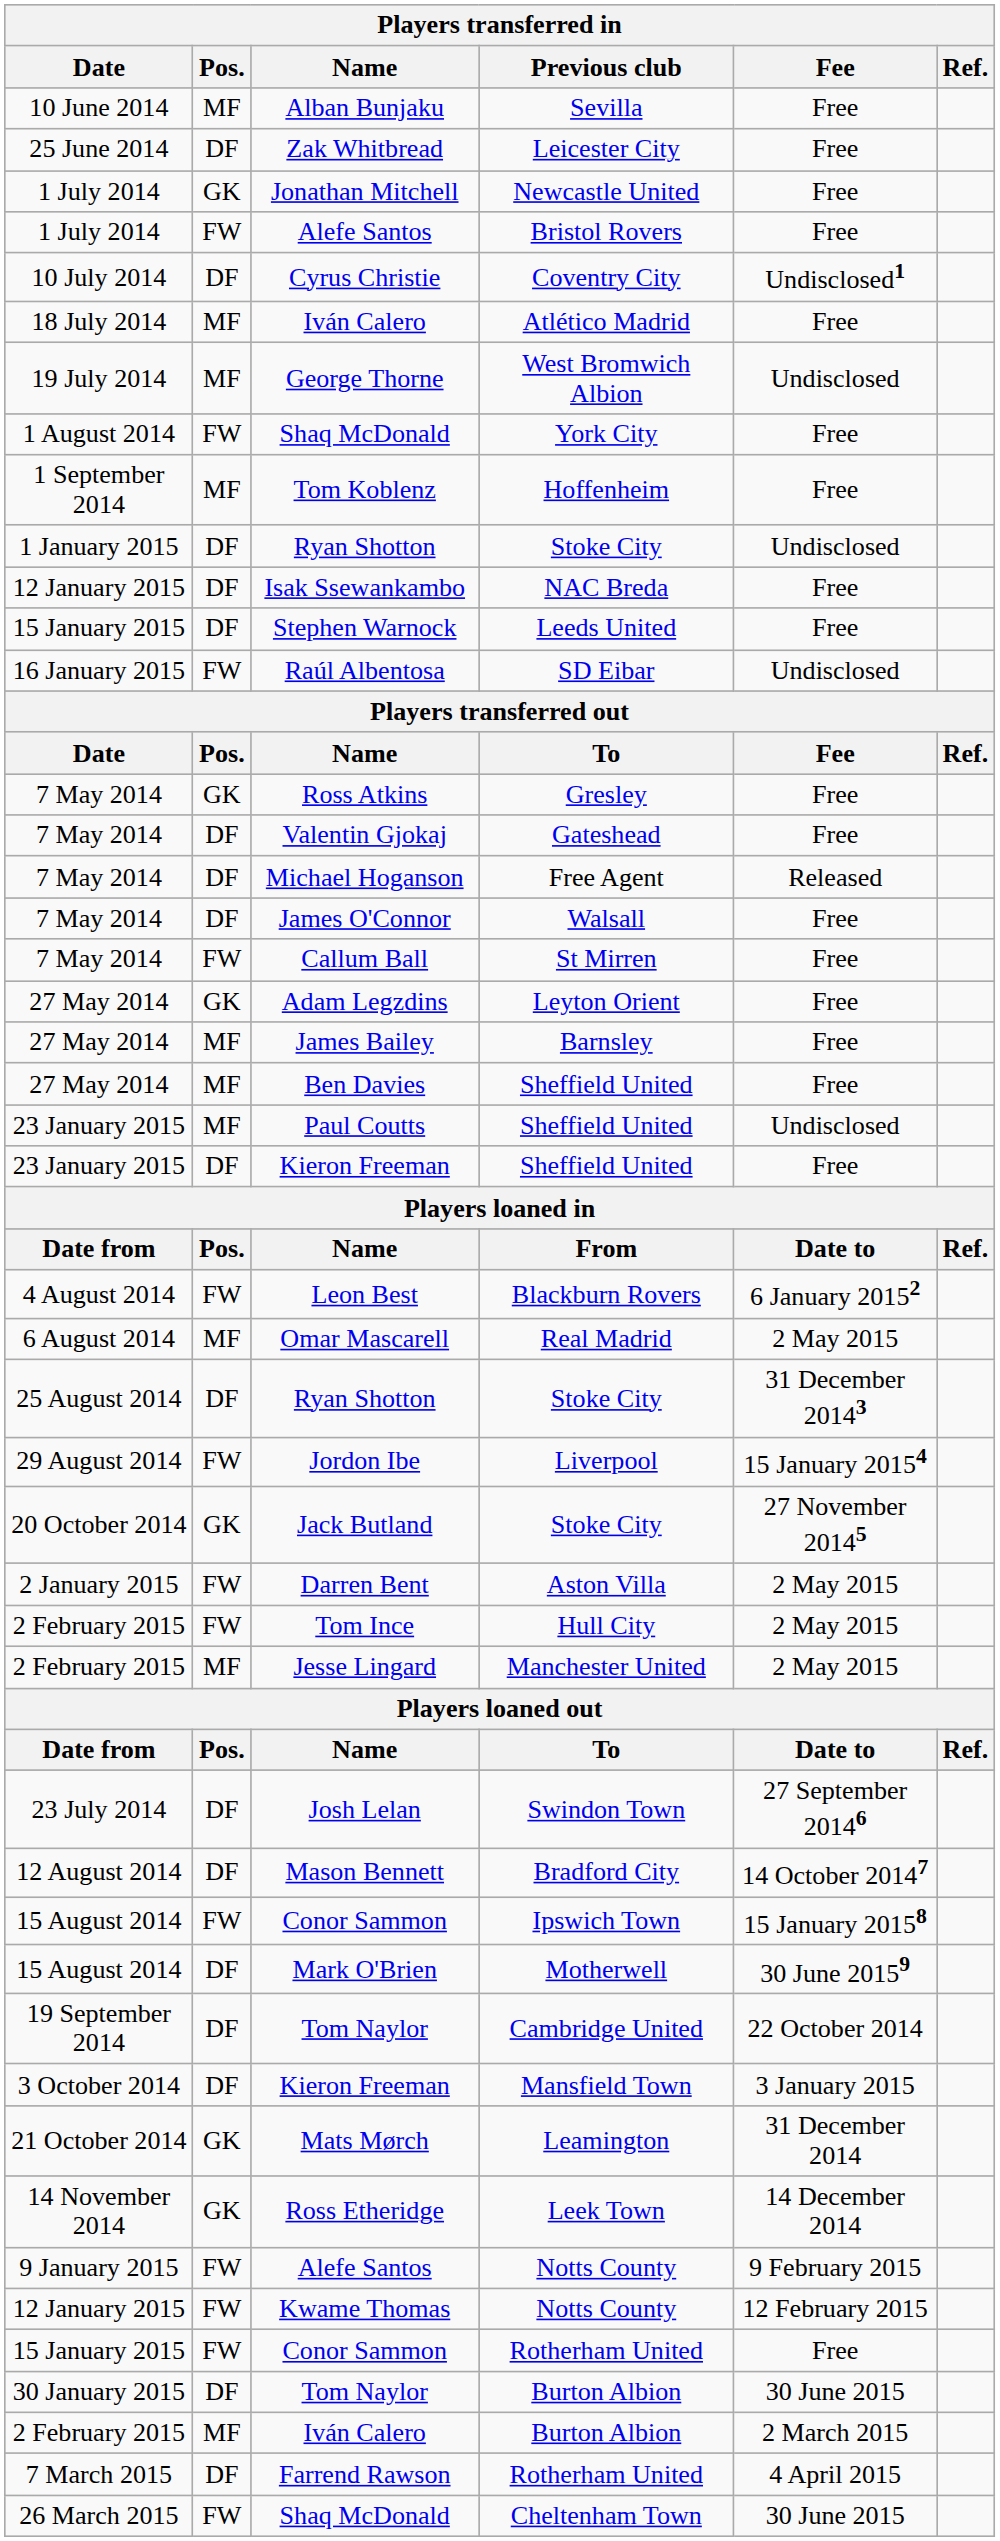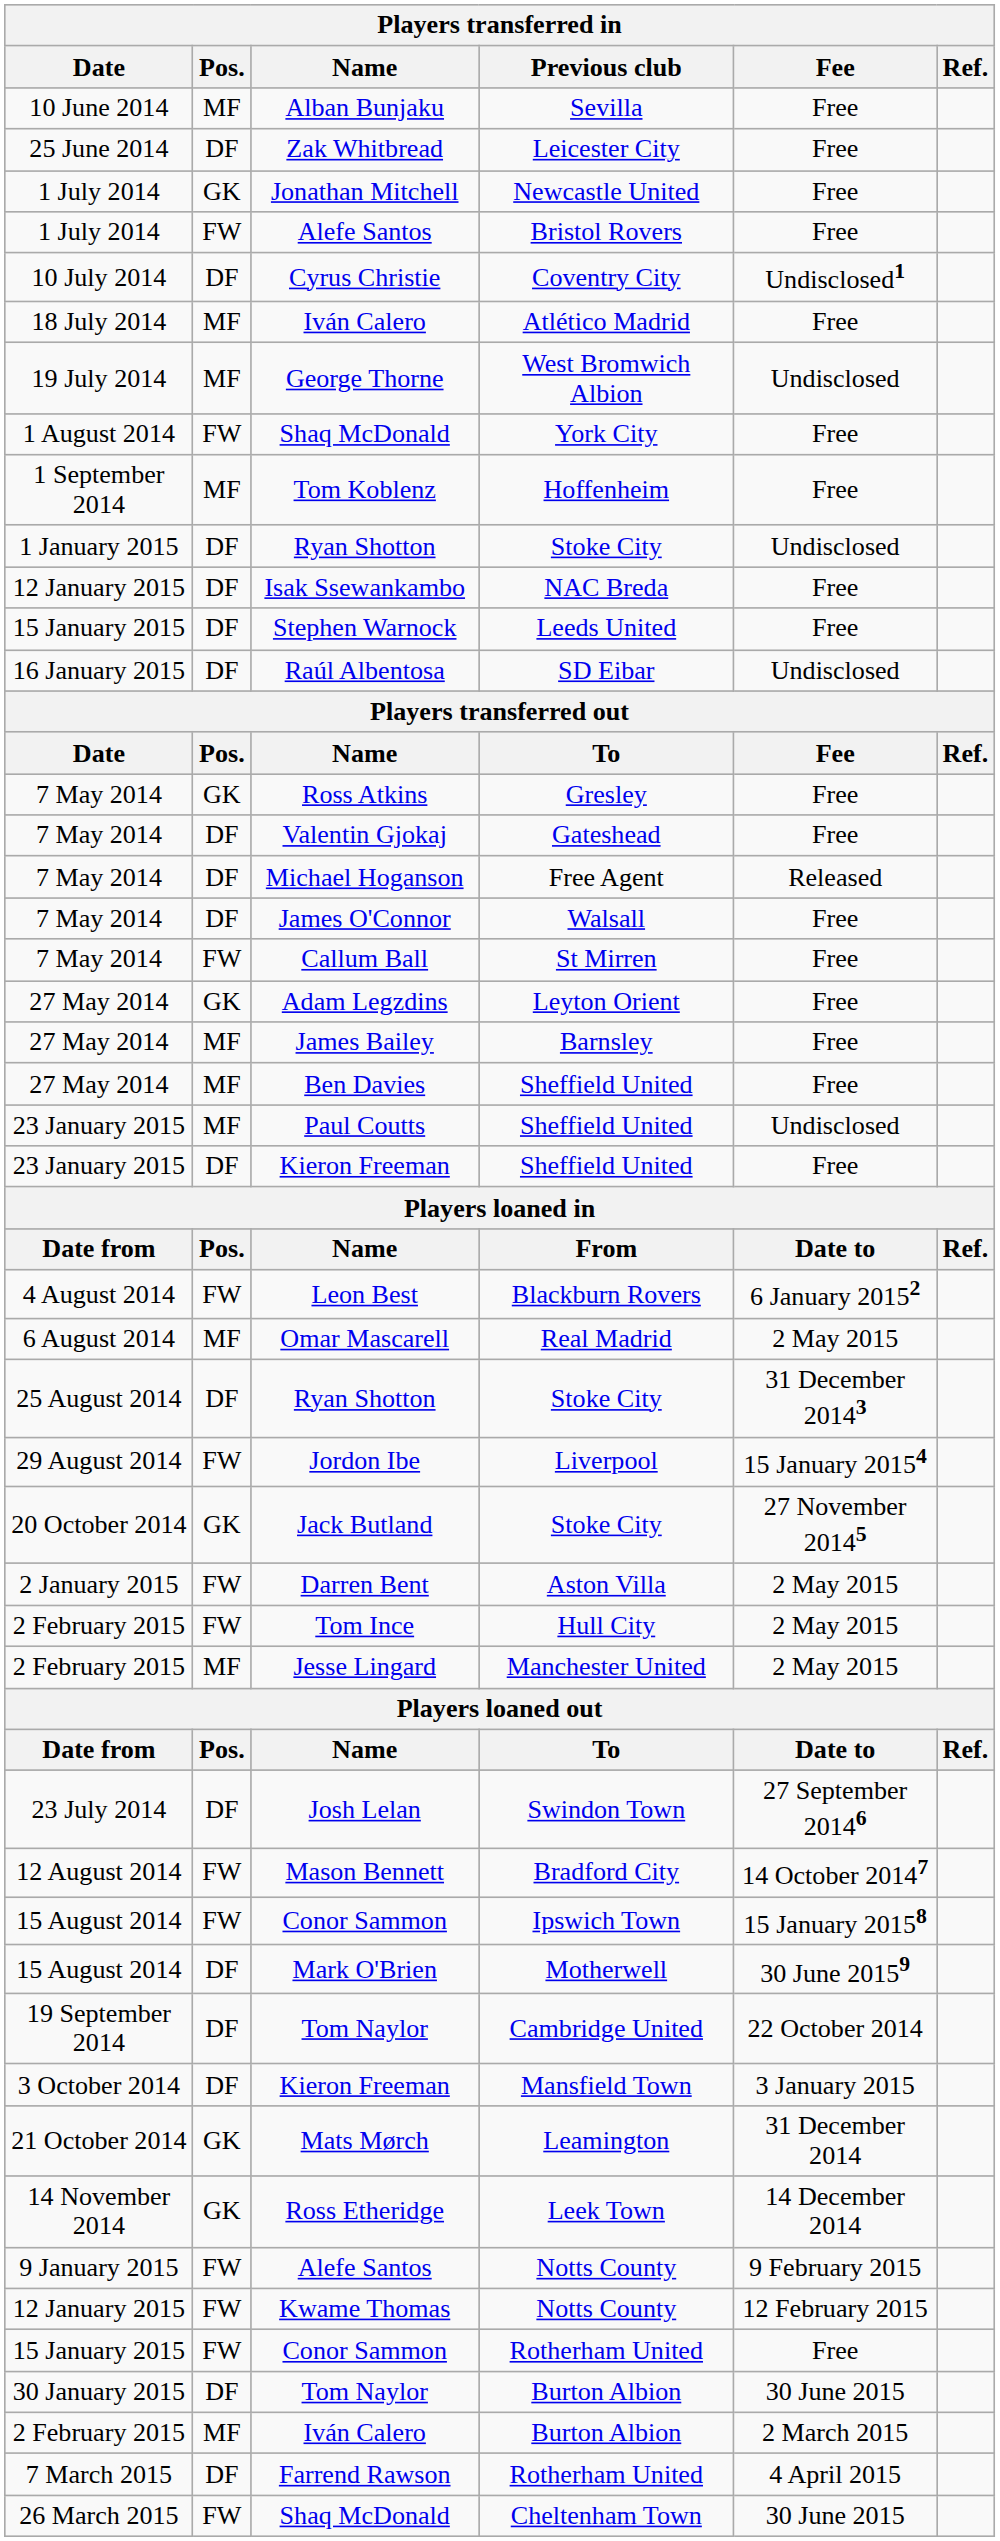(222, 669) FW -> (222, 669) DF
(222, 1872) DF -> (222, 1872) FW
